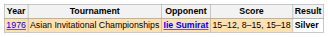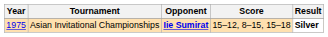(16, 26) 1976 -> (16, 26) 1975
